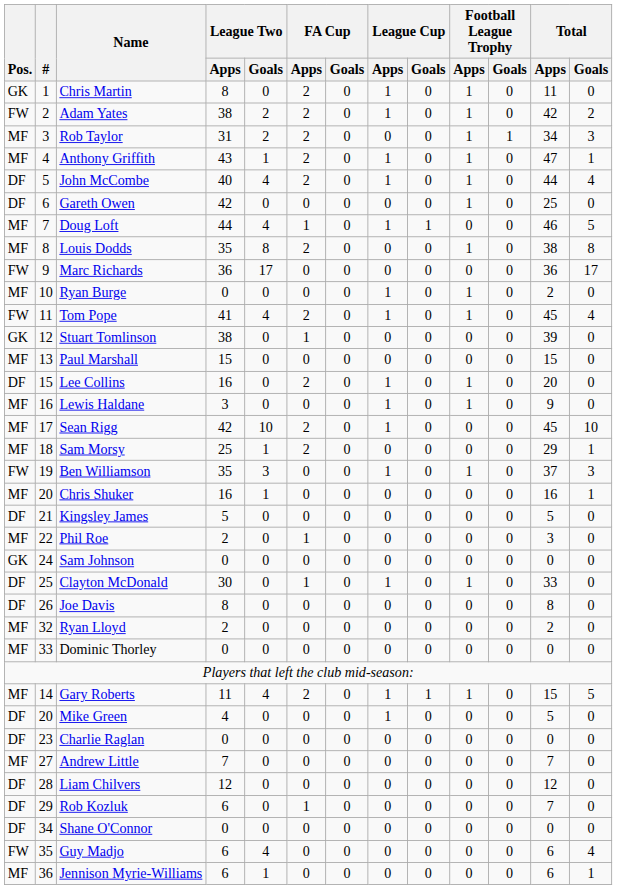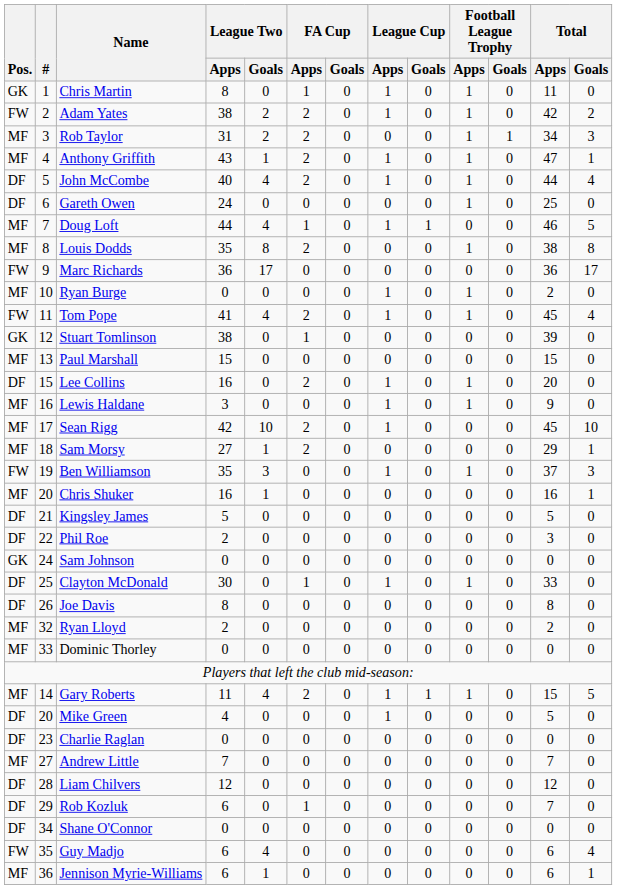(306, 92) 2 -> (306, 92) 1
(225, 203) 42 -> (225, 203) 24
(225, 449) 25 -> (225, 449) 27
(18, 538) MF -> (17, 538) DF
(306, 538) 1 -> (306, 538) 0
